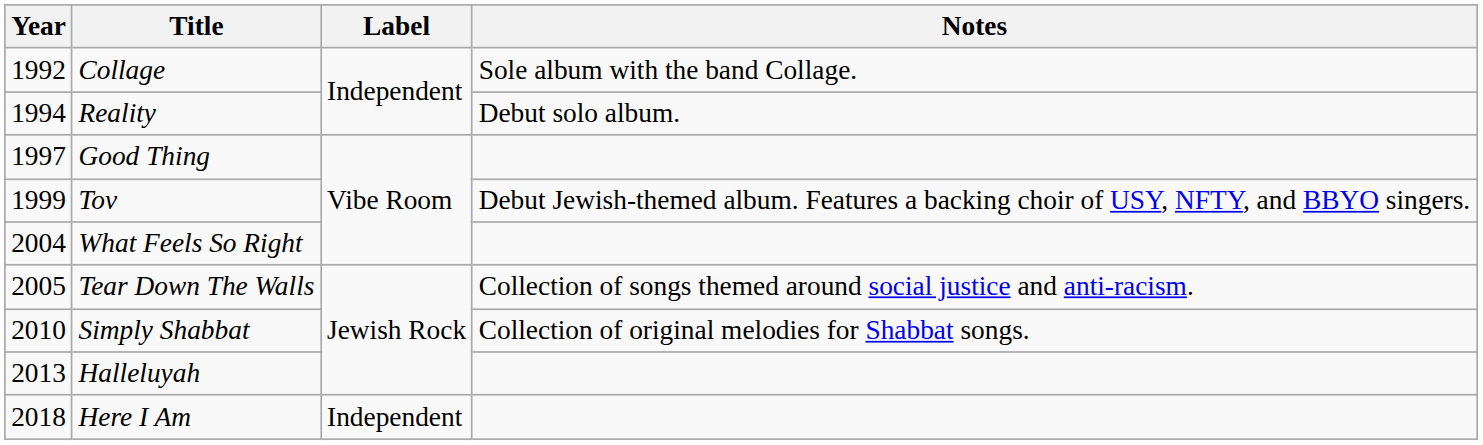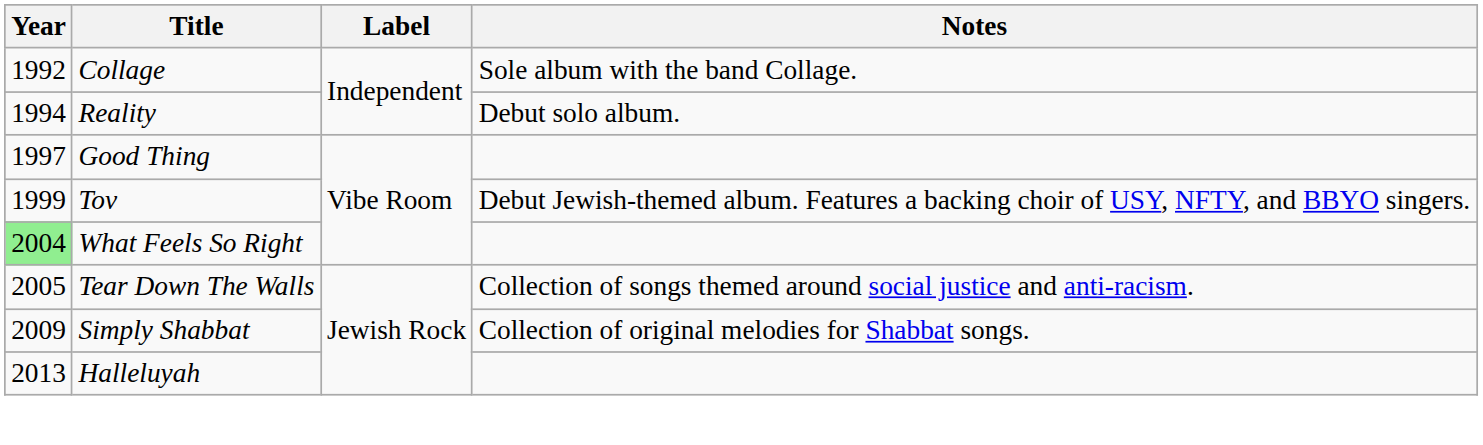(39, 243) no background -> (39, 243) lightgreen background
(39, 329) 2010 -> (39, 329) 2009
- row: (135, 416)
